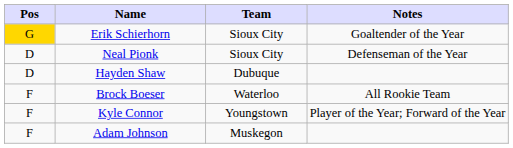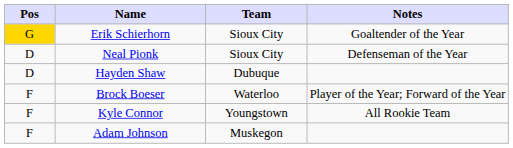(408, 93) All Rookie Team -> (408, 93) Player of the Year; Forward of the Year
(408, 113) Player of the Year; Forward of the Year -> (408, 113) All Rookie Team
